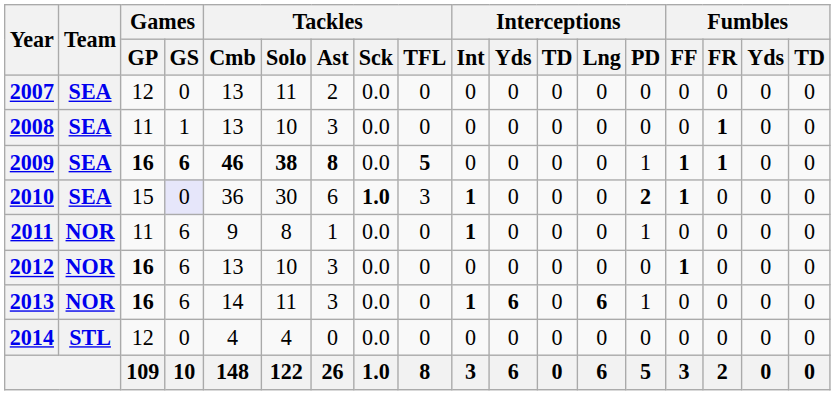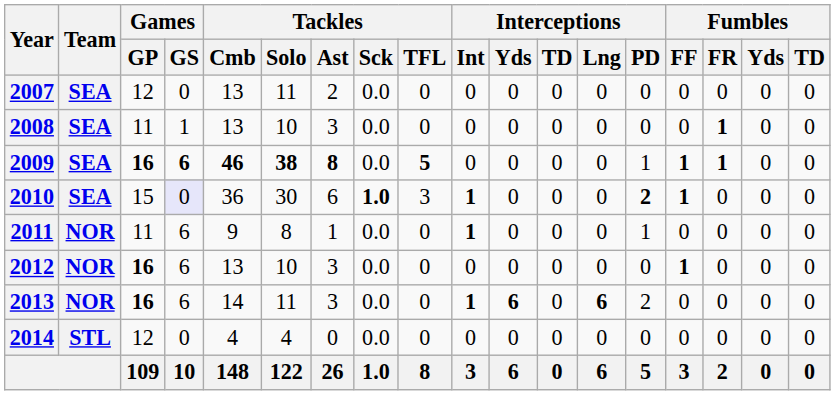(646, 302) 1 -> (646, 302) 2
